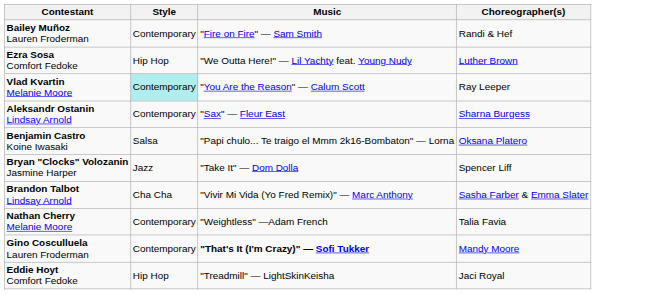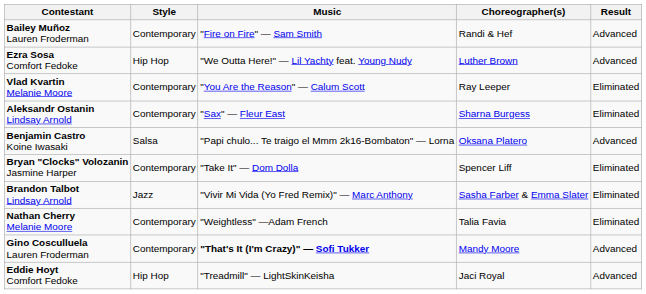+ column: (616, 12)
(164, 87) paleturquoise background -> (164, 87) no background
(143, 168) Jazz -> (164, 168) Contemporary
(152, 195) Cha Cha -> (143, 195) Jazz
